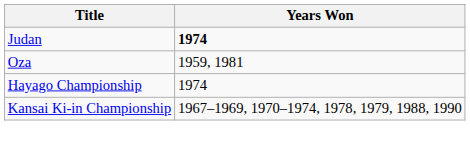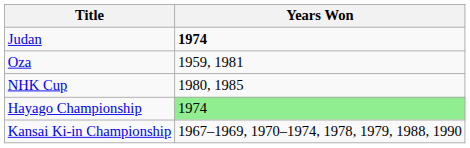+ row: (38, 85)
(192, 85) no background -> (192, 108) lightgreen background
